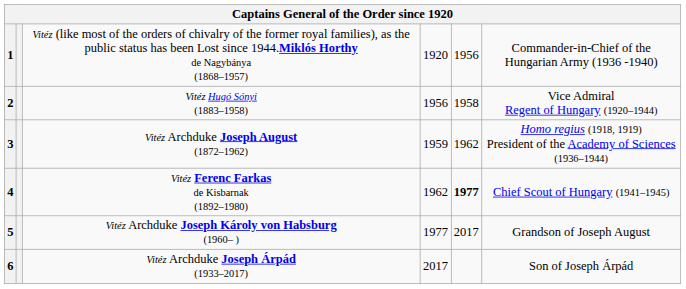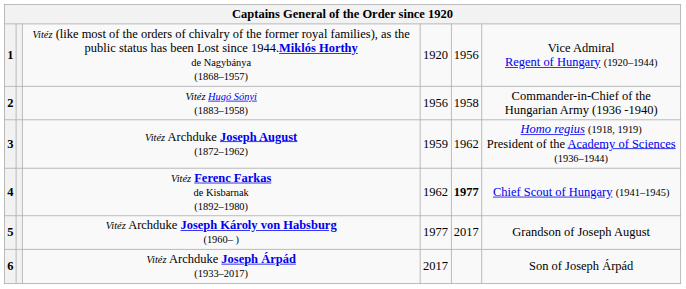(581, 55) Commander-in-Chief of the Hungarian Army (1936 -1940) -> (581, 55) Vice Admiral Regent of Hungary (1920–1944)
(581, 103) Vice Admiral Regent of Hungary (1920–1944) -> (581, 103) Commander-in-Chief of the Hungarian Army (1936 -1940)
